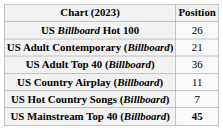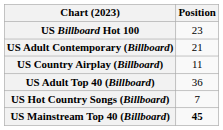(197, 30) 26 -> (197, 30) 23
rows swapped: (90, 64) <-> (90, 82)
